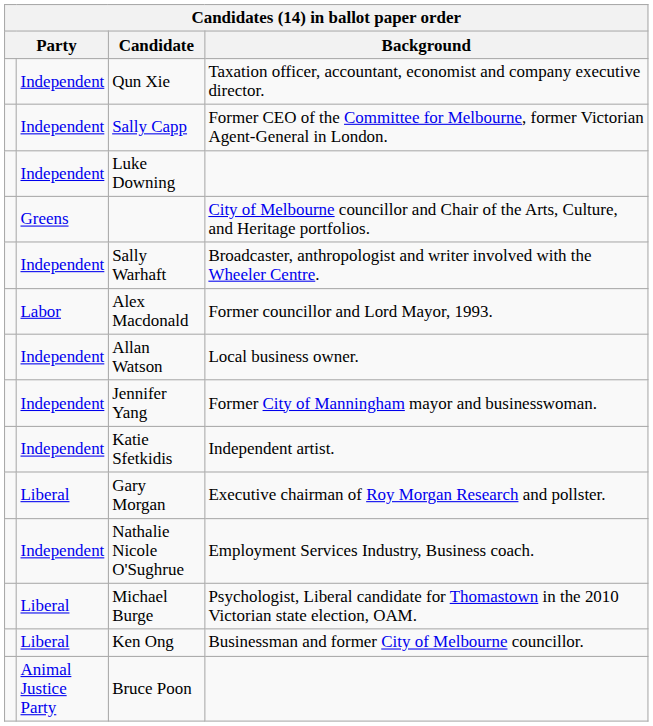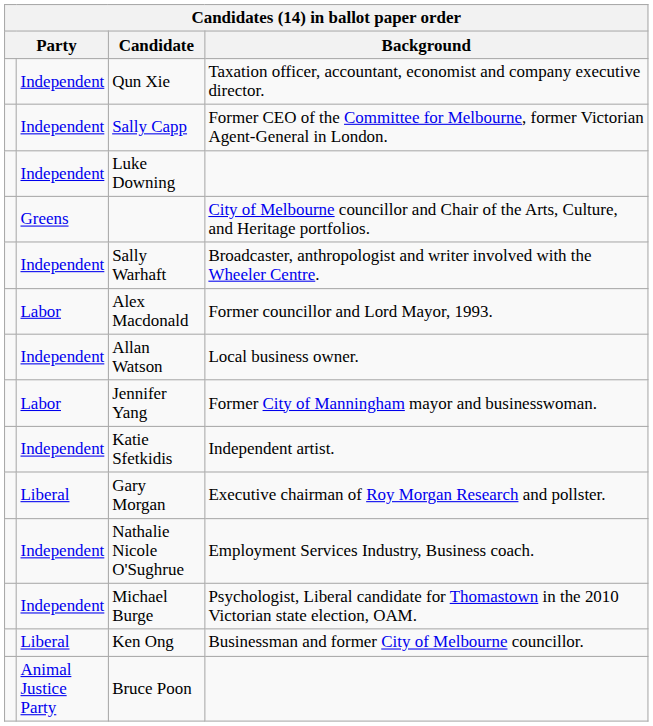(62, 403) Independent -> (41, 403) Labor
(45, 606) Liberal -> (62, 606) Independent
